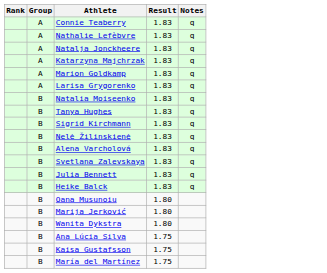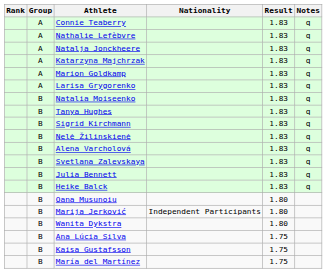+ column: (205, 11)
